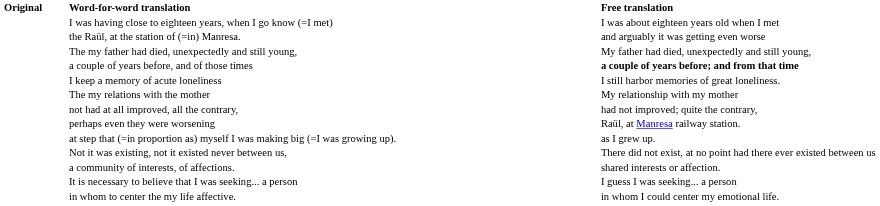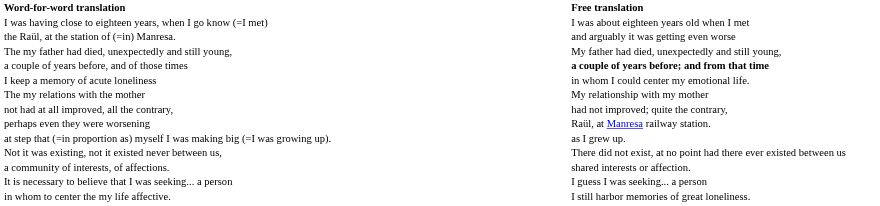- column: (23, 8)
(690, 80) I still harbor memories of great loneliness. -> (660, 80) in whom I could center my emotional life.
(690, 196) in whom I could center my emotional life. -> (661, 196) I still harbor memories of great loneliness.
